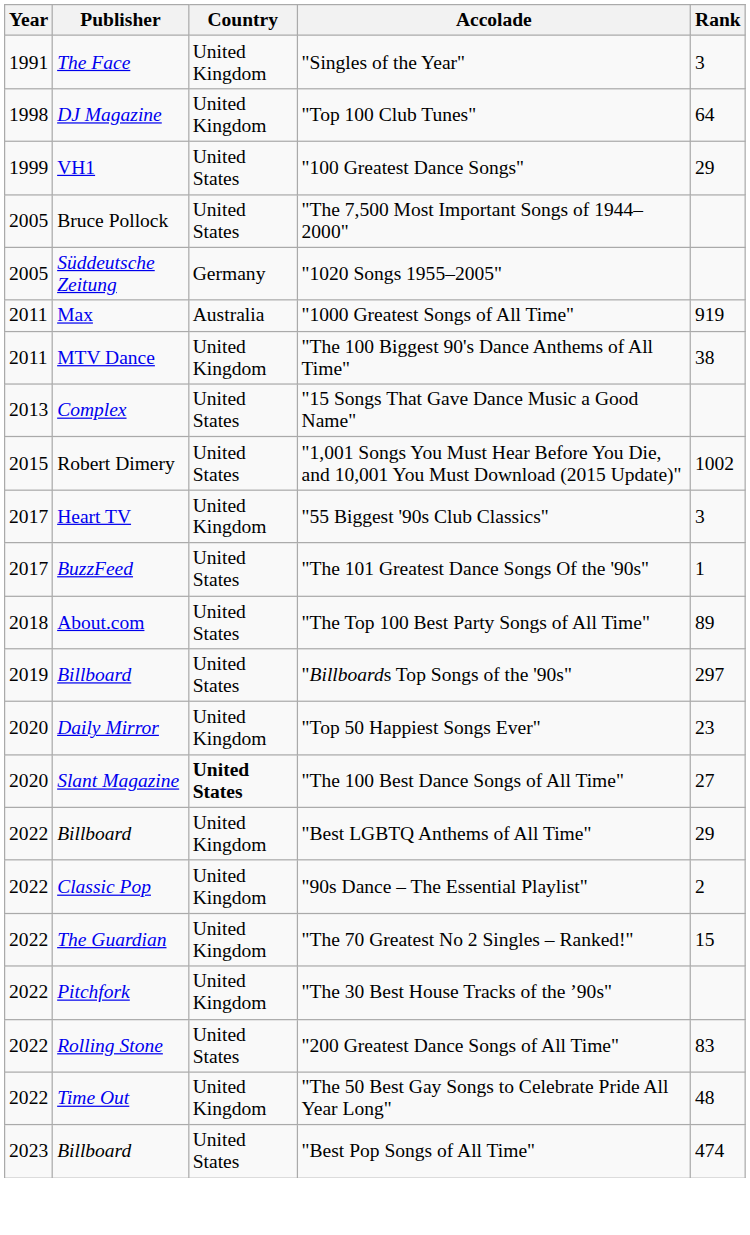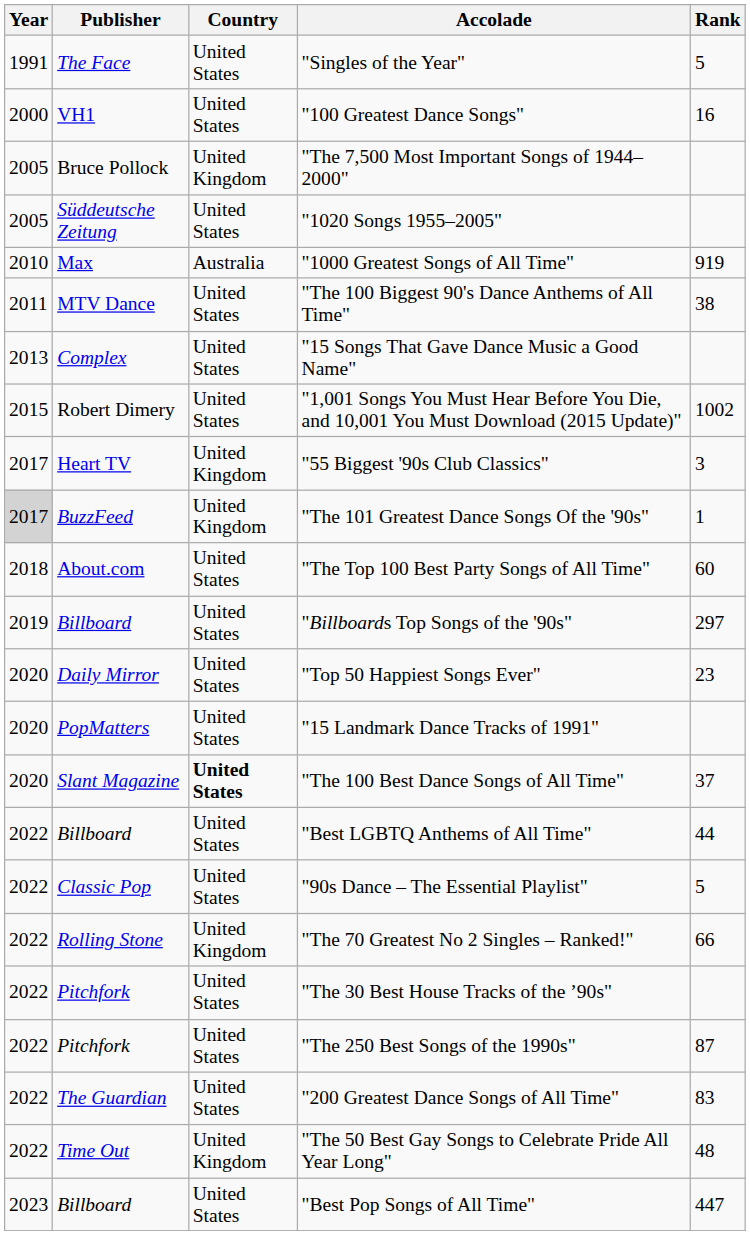(230, 61) United Kingdom -> (219, 61) United States
(700, 61) 3 -> (700, 61) 5
- row: (389, 114)
(29, 167) 1999 -> (29, 114) 2000
(705, 167) 29 -> (705, 114) 16
(219, 220) United States -> (230, 167) United Kingdom
(229, 273) Germany -> (219, 220) United States
(28, 315) 2011 -> (29, 262) 2010
(230, 357) United Kingdom -> (219, 304) United States
(29, 569) no background -> (29, 516) lightgrey background
(219, 569) United States -> (230, 516) United Kingdom
(705, 622) 89 -> (705, 569) 60
(230, 727) United Kingdom -> (219, 674) United States
+ row: (450, 727)
(705, 780) 27 -> (705, 780) 37
(230, 833) United Kingdom -> (219, 833) United States
(705, 833) 29 -> (705, 833) 44
(230, 886) United Kingdom -> (219, 886) United States
(700, 886) 2 -> (700, 886) 5
(112, 939) The Guardian -> (110, 939) Rolling Stone
(705, 939) 15 -> (705, 939) 66
(230, 992) United Kingdom -> (219, 992) United States
+ row: (439, 1045)
(110, 1045) Rolling Stone -> (112, 1098) The Guardian
(710, 1151) 474 -> (710, 1204) 447
